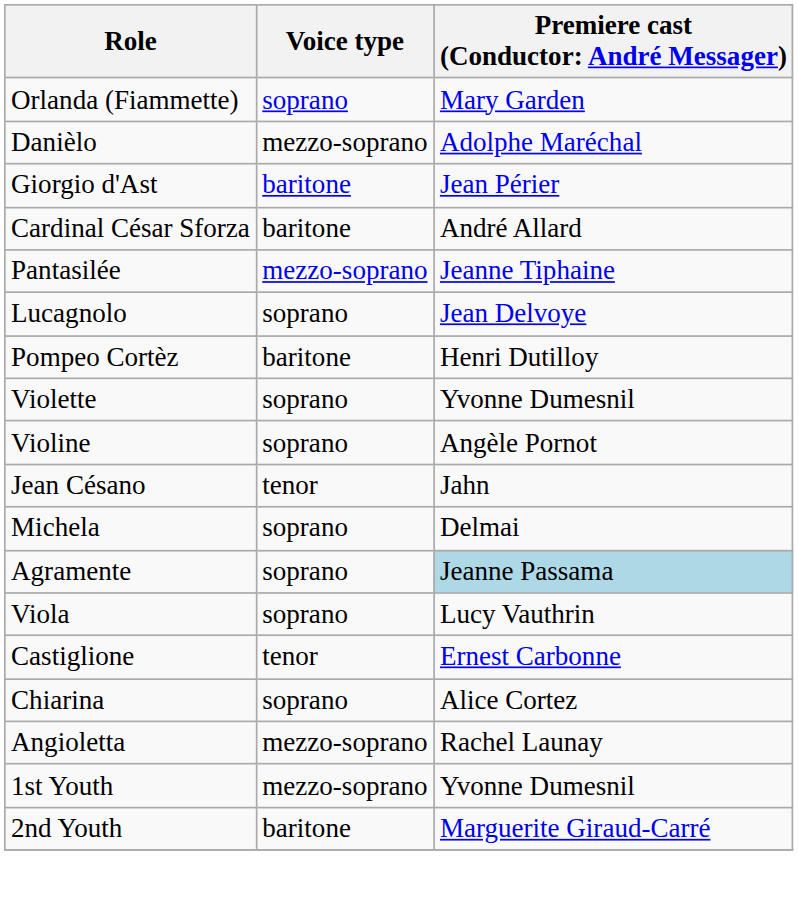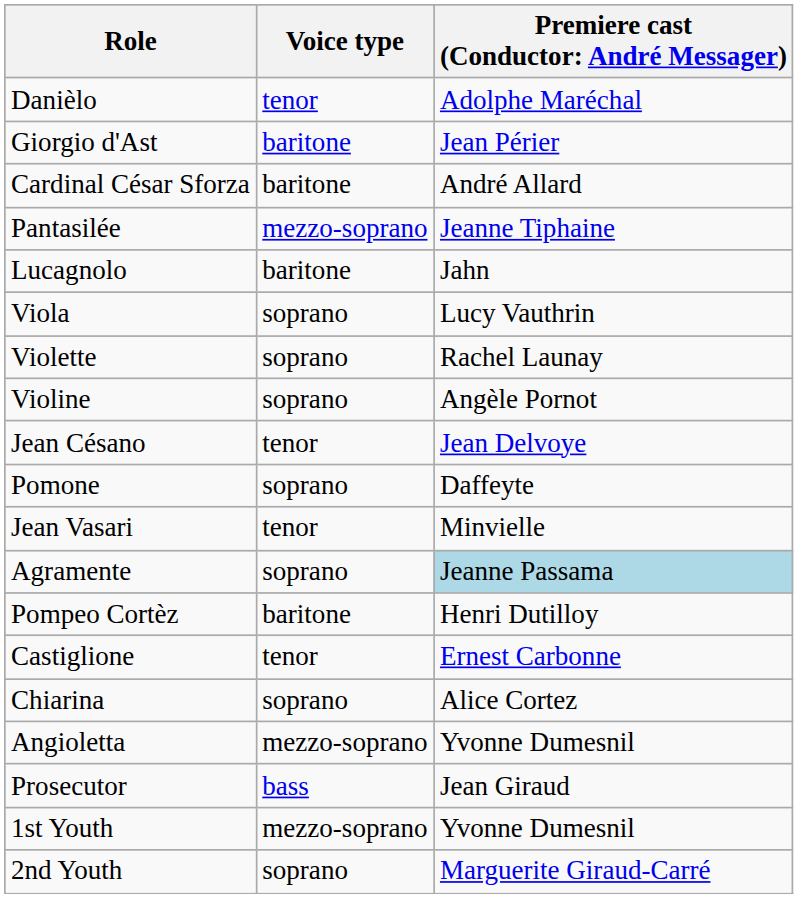- row: (125, 99)
(345, 142) mezzo-soprano -> (290, 99) tenor
(305, 313) soprano -> (307, 270) baritone
(513, 313) Jean Delvoye -> (465, 270) Jahn
rows swapped: (40, 613) <-> (95, 356)
(537, 399) Yvonne Dumesnil -> (521, 356) Rachel Launay
(465, 485) Jahn -> (513, 442) Jean Delvoye
+ row: (55, 485)
- row: (55, 528)
+ row: (72, 528)
(521, 742) Rachel Launay -> (537, 742) Yvonne Dumesnil
+ row: (69, 785)
(307, 828) baritone -> (305, 871) soprano
